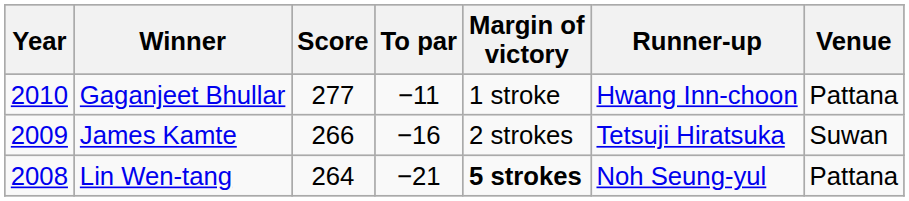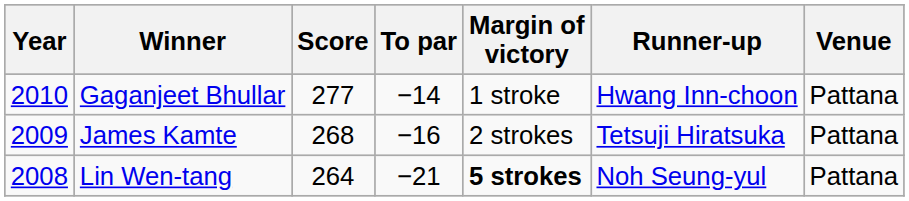(419, 95) −11 -> (419, 95) −14
(333, 135) 266 -> (333, 135) 268
(849, 135) Suwan -> (854, 135) Pattana
